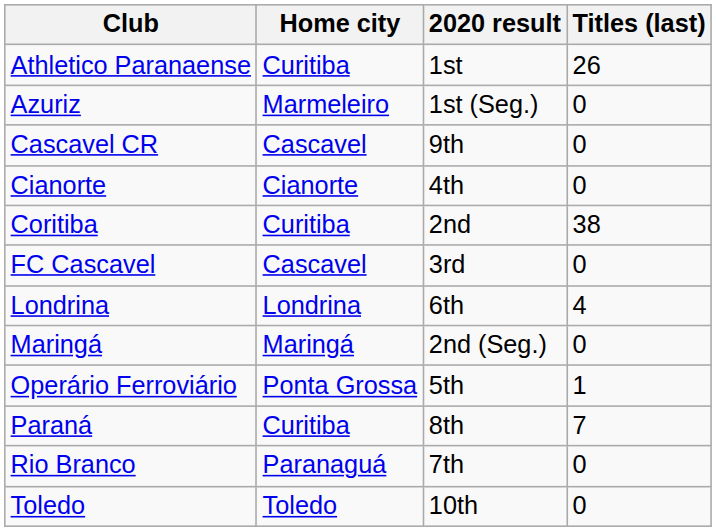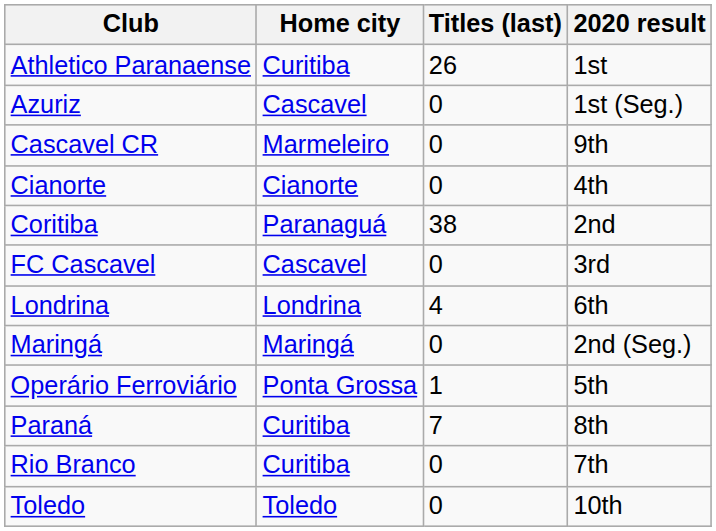columns swapped: (495, 24) <-> (639, 24)
(326, 104) Marmeleiro -> (315, 104) Cascavel
(315, 144) Cascavel -> (326, 144) Marmeleiro
(306, 225) Curitiba -> (324, 225) Paranaguá
(324, 465) Paranaguá -> (306, 465) Curitiba
